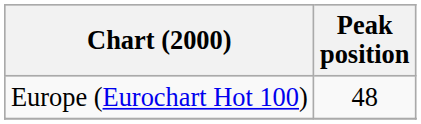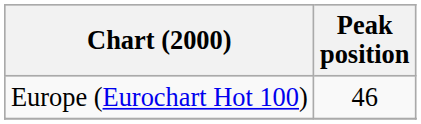(365, 97) 48 -> (365, 97) 46
